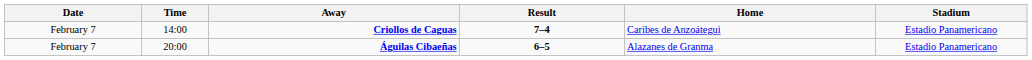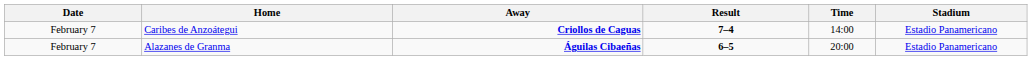columns swapped: (175, 13) <-> (750, 13)
